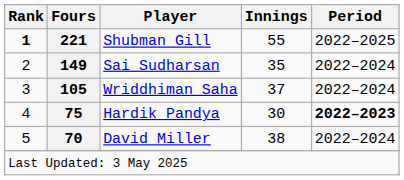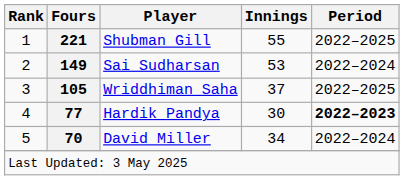(26, 41) bold -> (26, 41) normal
(276, 65) 35 -> (276, 65) 53
(355, 90) 2022–2024 -> (355, 90) 2022–2025
(74, 114) 75 -> (74, 114) 77
(276, 139) 38 -> (276, 139) 34
